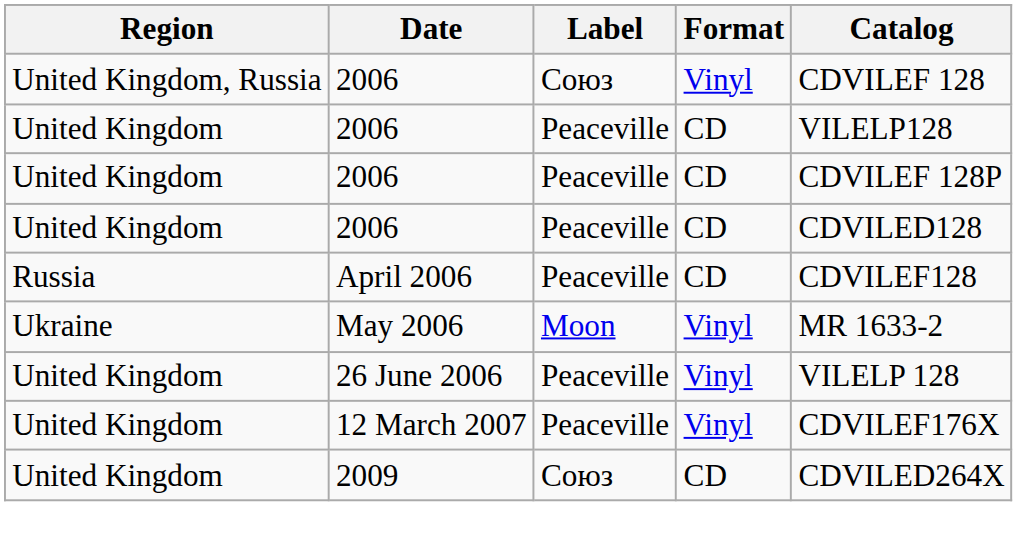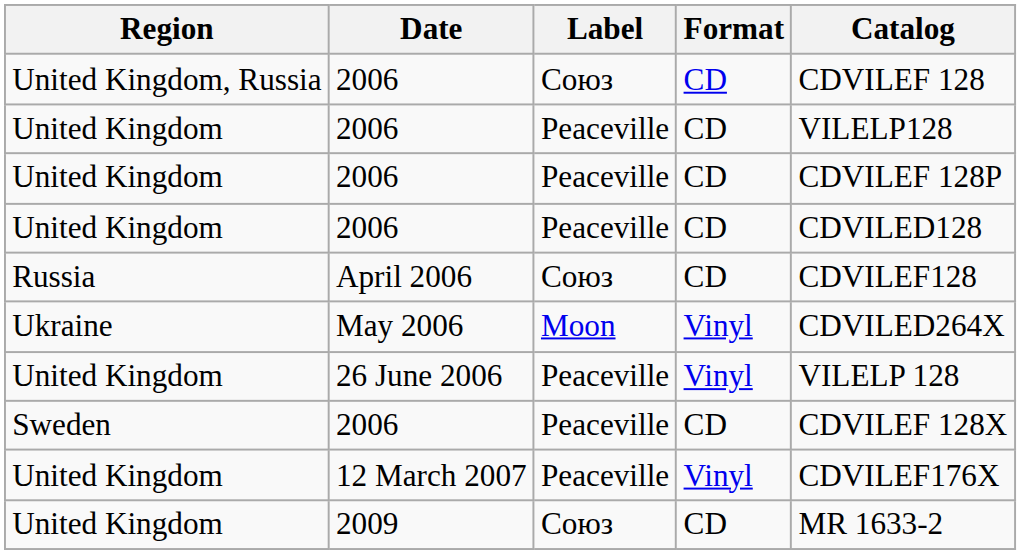(718, 78) Vinyl -> (705, 78) CD
(605, 276) Peaceville -> (577, 276) Союз
(871, 326) MR 1633-2 -> (902, 326) CDVILED264X
+ row: (62, 425)
(902, 474) CDVILED264X -> (871, 524) MR 1633-2
